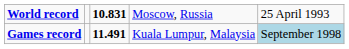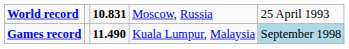(109, 33) 11.491 -> (109, 33) 11.490
